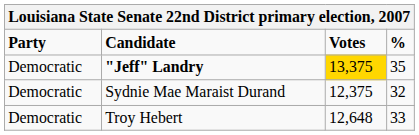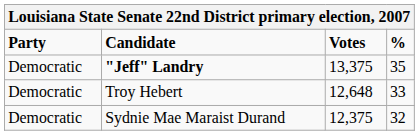(351, 67) gold background -> (351, 67) no background
rows swapped: (144, 117) <-> (195, 92)
